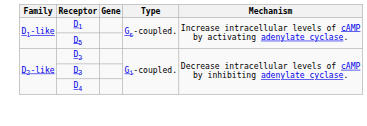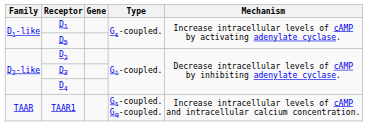+ row: (63, 108)
